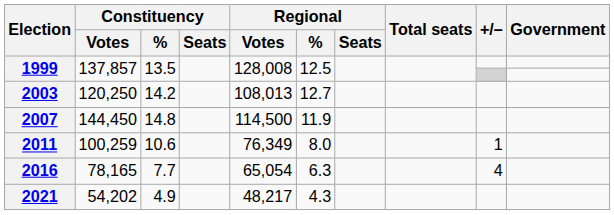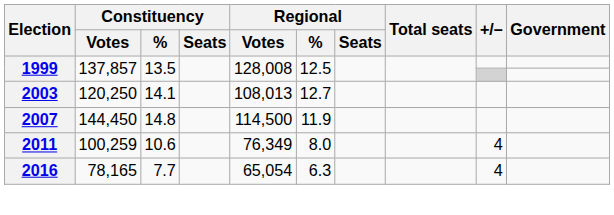(160, 94) 14.2 -> (160, 94) 14.1
(498, 145) 1 -> (498, 145) 4
- row: (40, 196)
